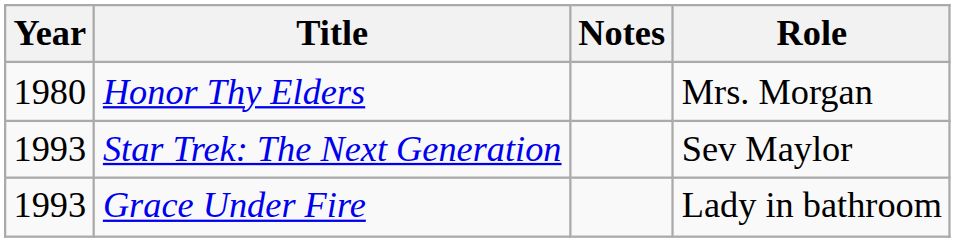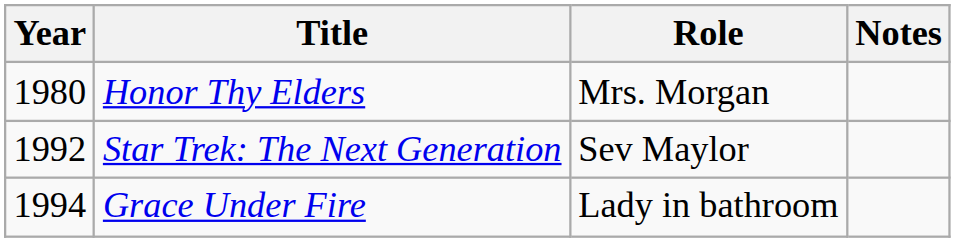columns swapped: (812, 33) <-> (622, 33)
(50, 148) 1993 -> (50, 148) 1992
(50, 206) 1993 -> (50, 206) 1994
